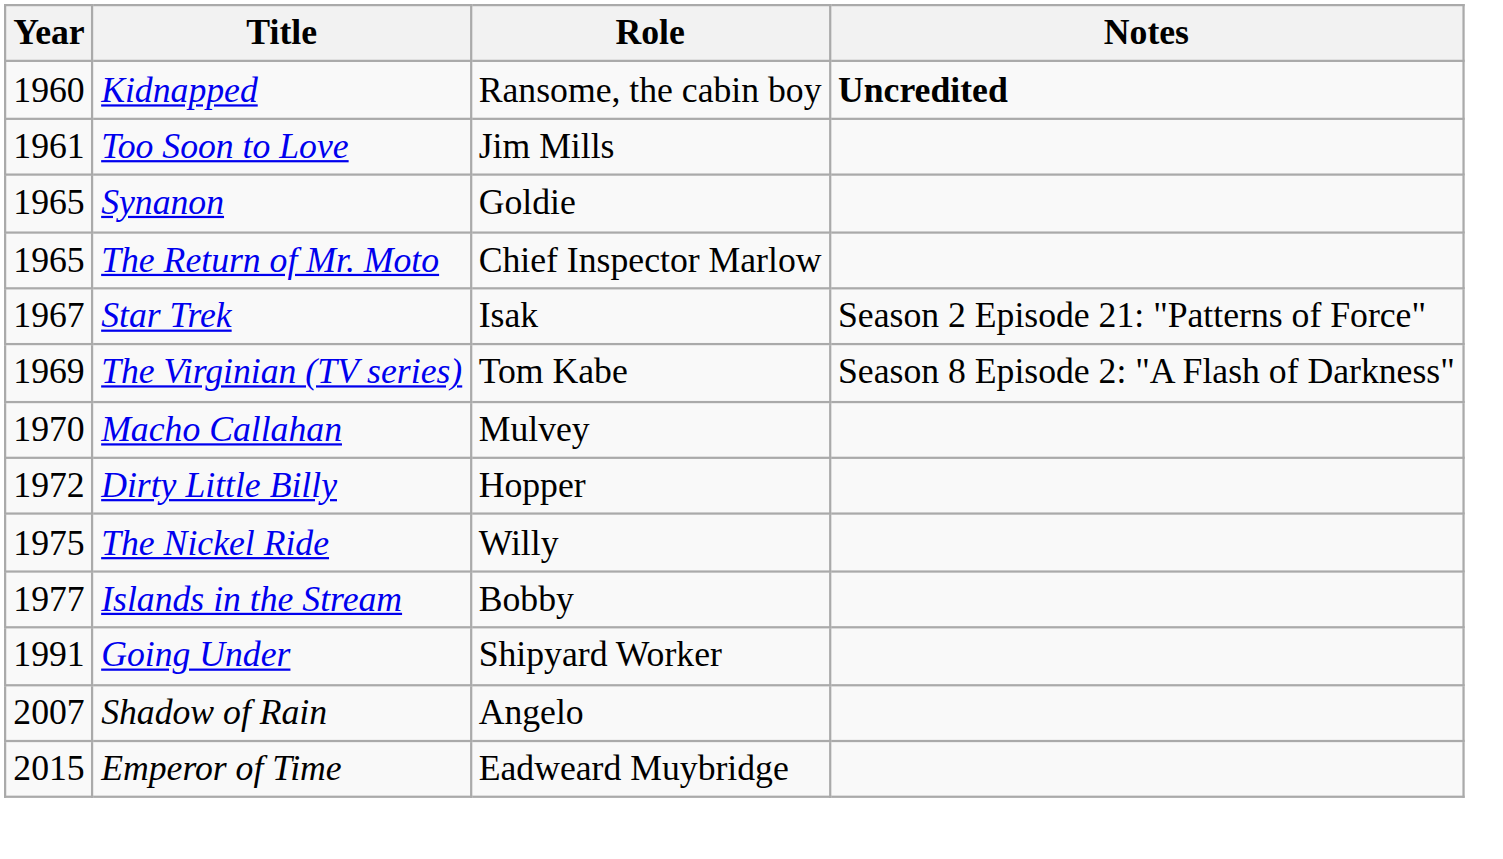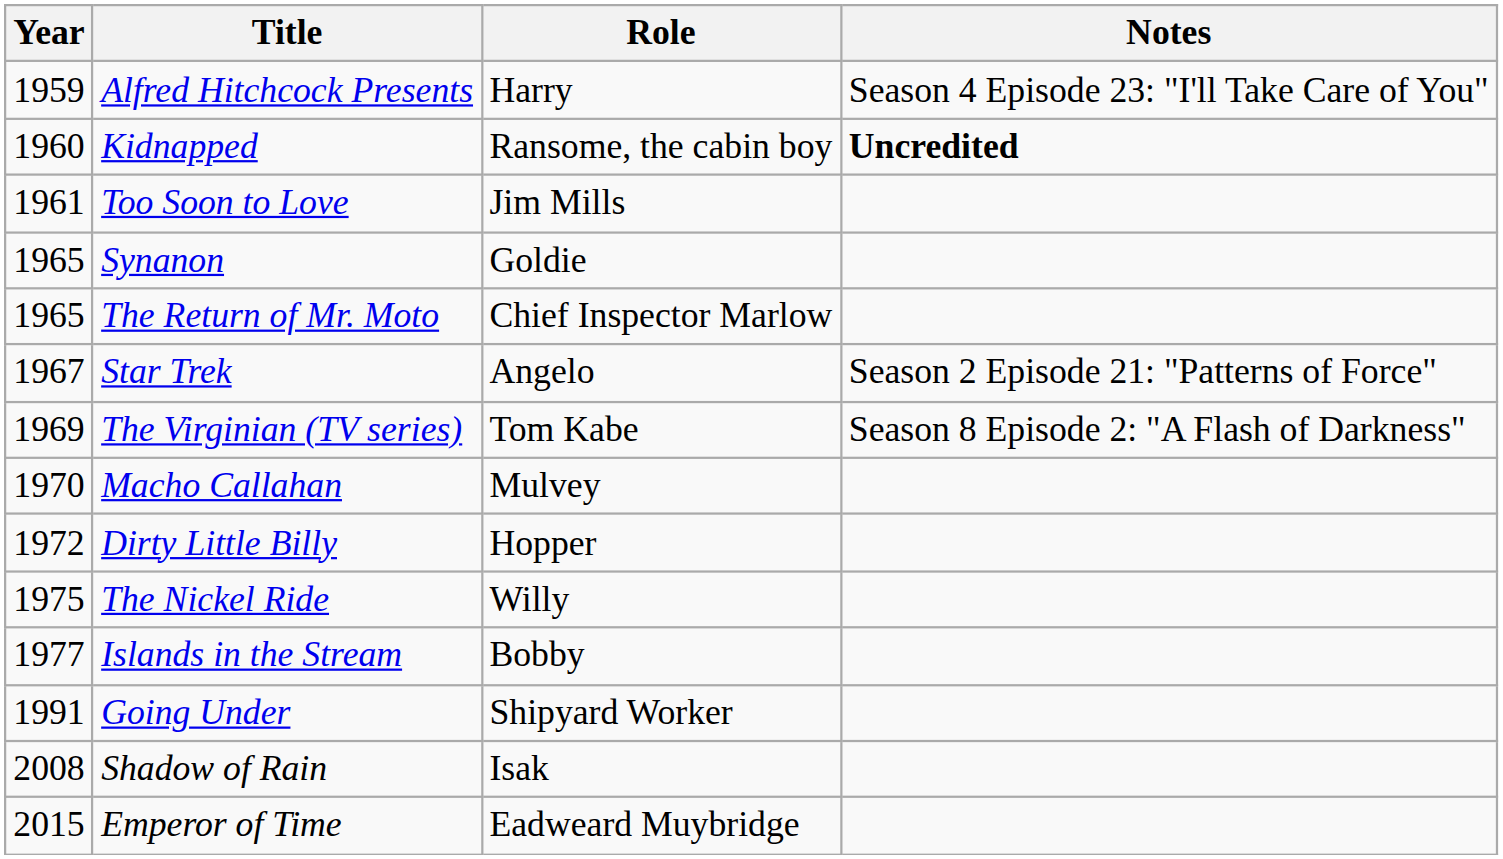+ row: (287, 89)
(508, 315) Isak -> (542, 372) Angelo
(49, 711) 2007 -> (49, 768) 2008
(531, 711) Angelo -> (519, 768) Isak
